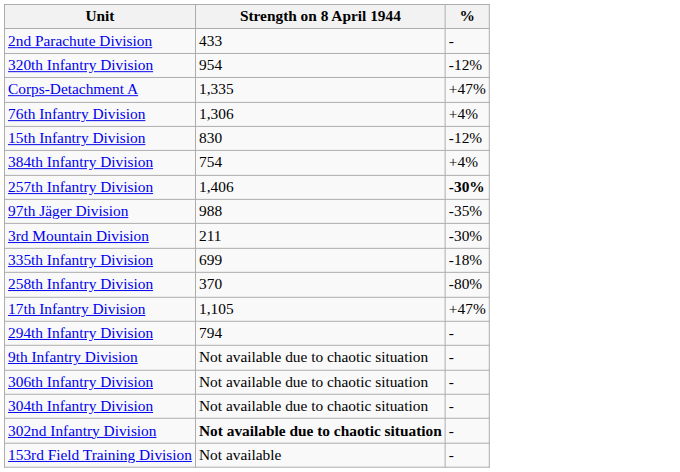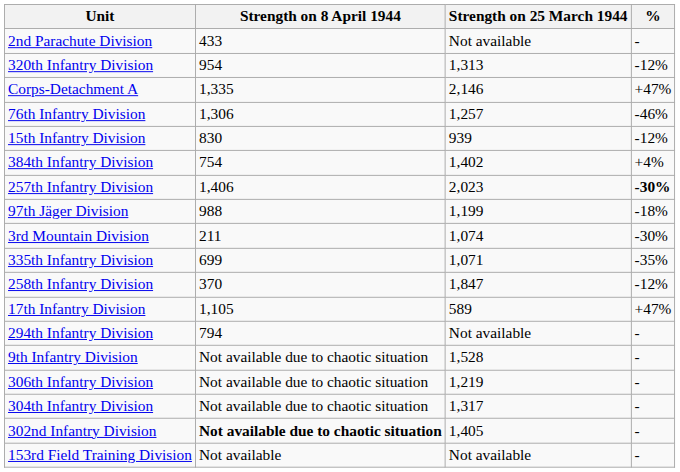+ column: (538, 16)
(463, 114) +4% -> (651, 114) -46%
(466, 211) -35% -> (651, 211) -18%
(466, 260) -18% -> (651, 260) -35%
(466, 284) -80% -> (651, 284) -12%
